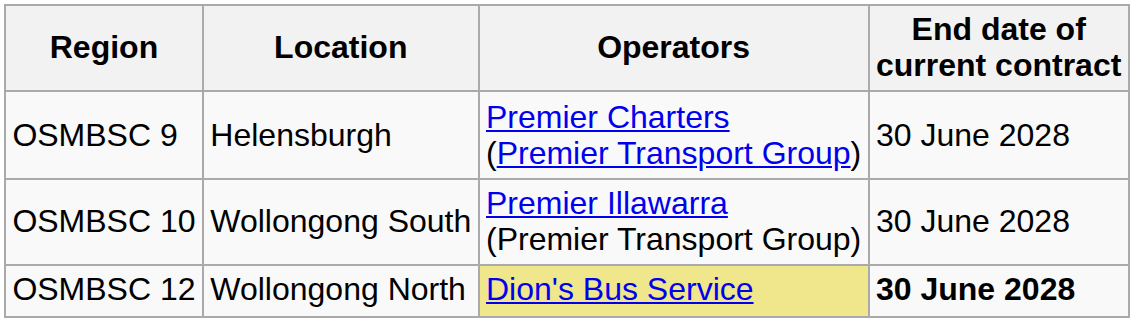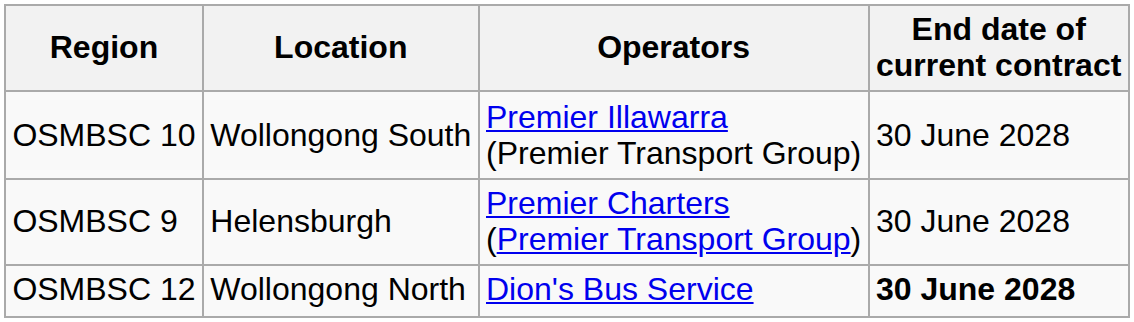rows swapped: (95, 134) <-> (104, 221)
(620, 290) khaki background -> (620, 290) no background
